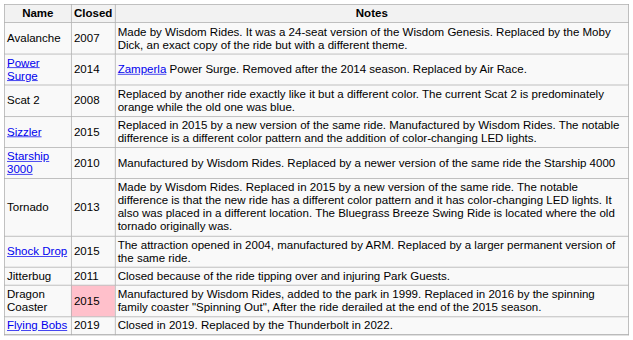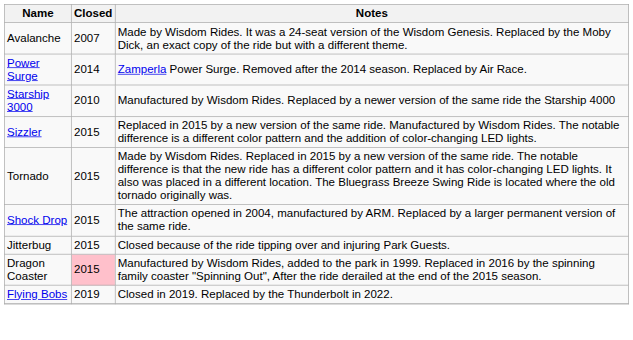- row: (23, 100)
rows swapped: (24, 132) <-> (28, 163)
(87, 207) 2013 -> (87, 176) 2015
(86, 276) 2011 -> (87, 245) 2015
